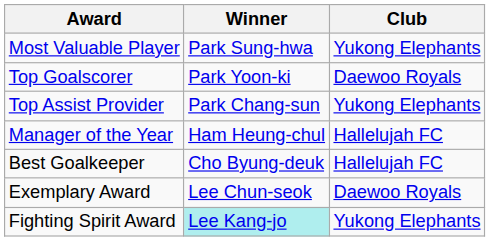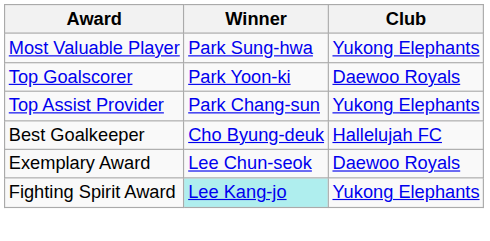- row: (91, 134)
